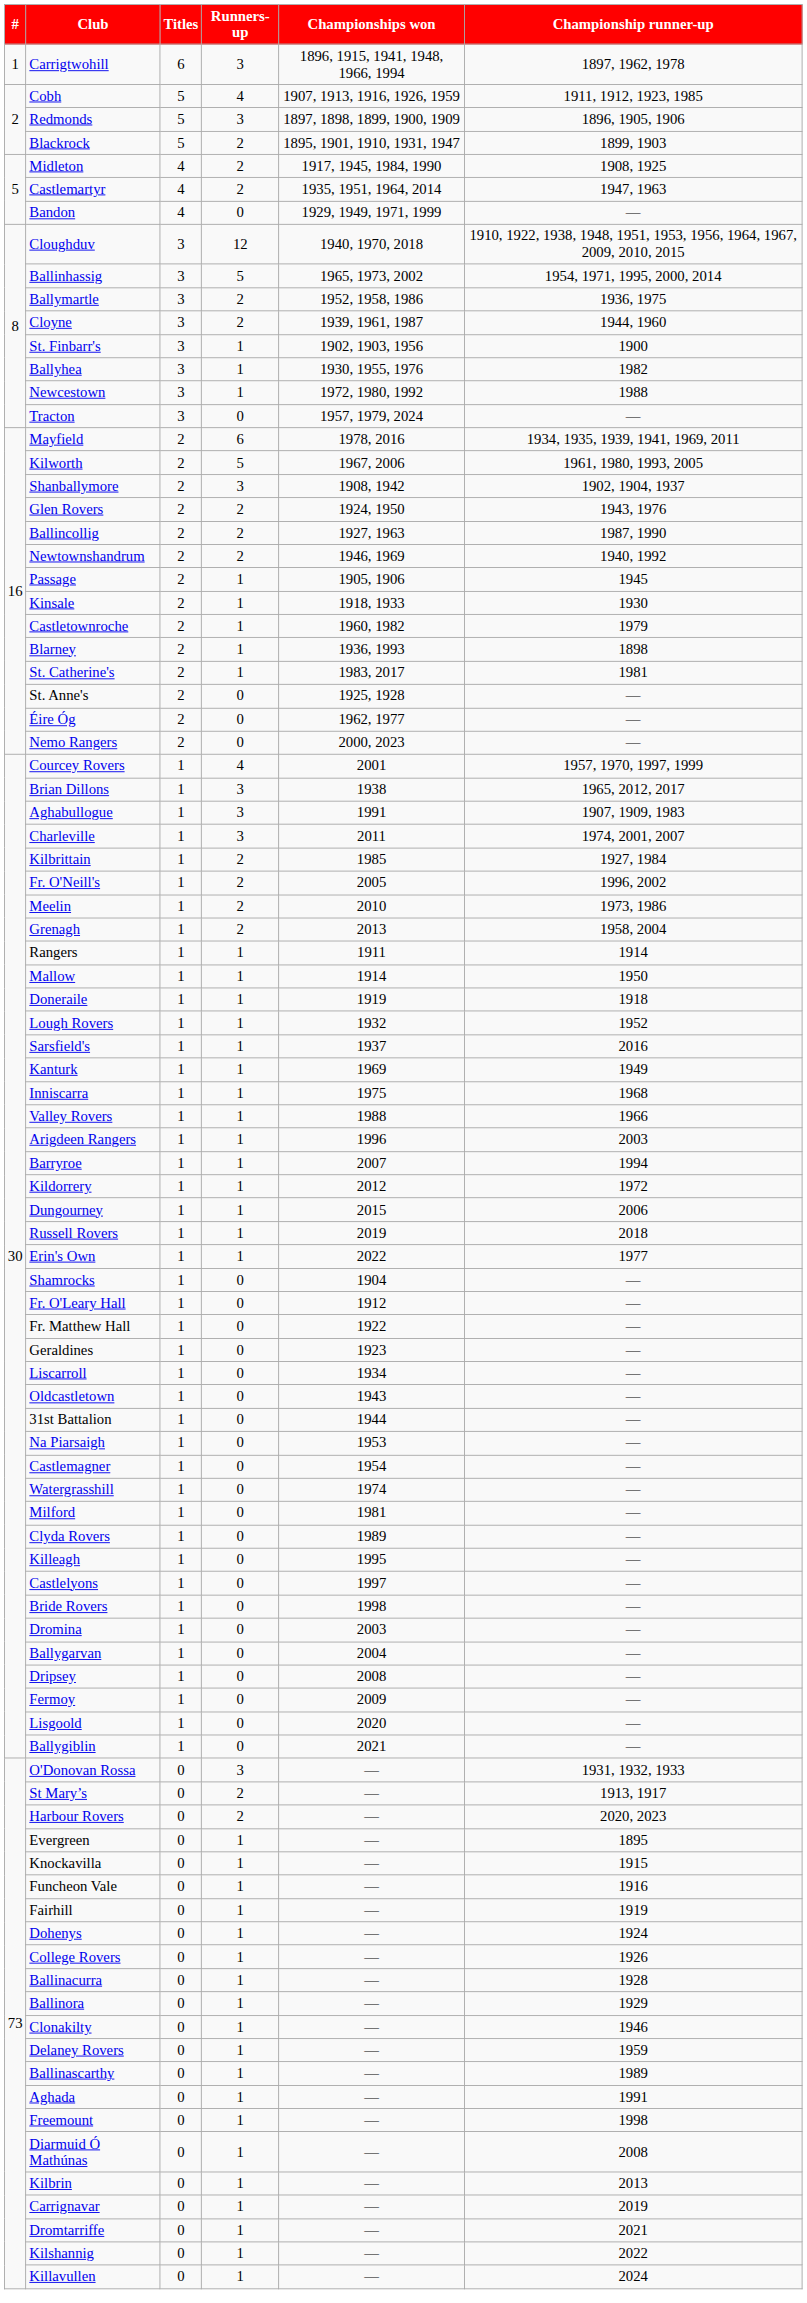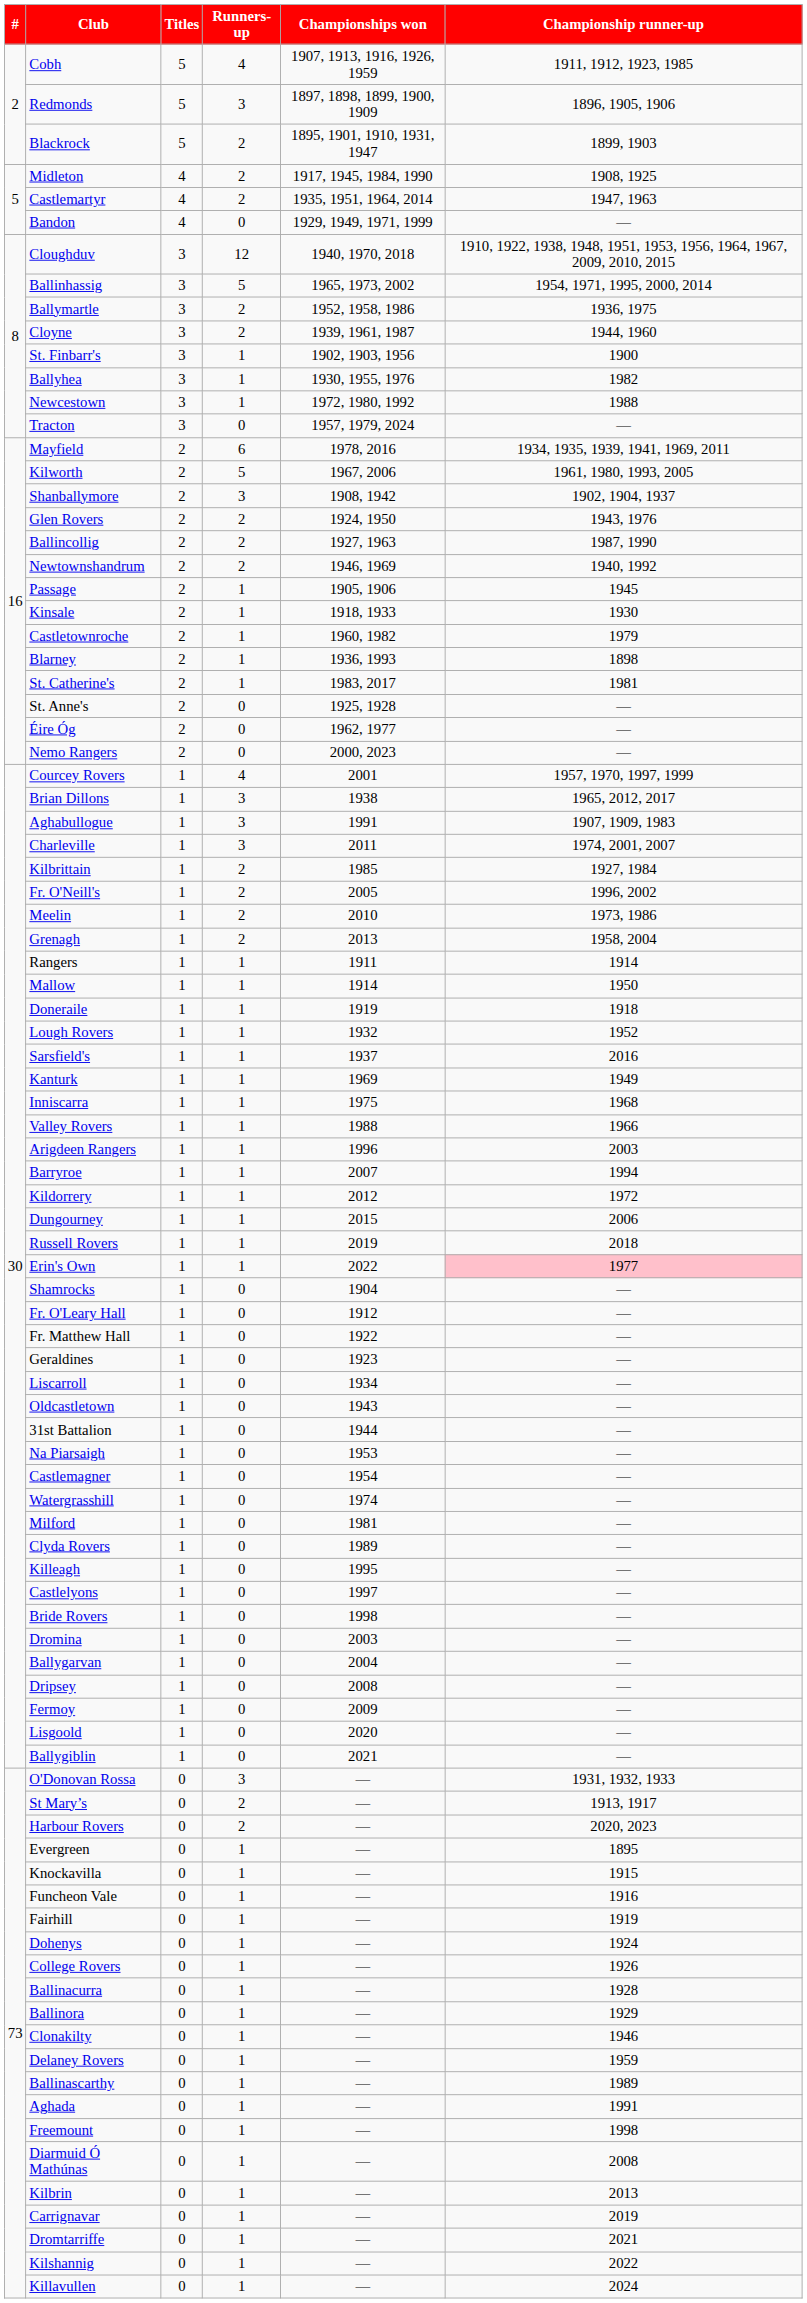- row: (69, 64)
(633, 1256) no background -> (623, 1266) pink background
